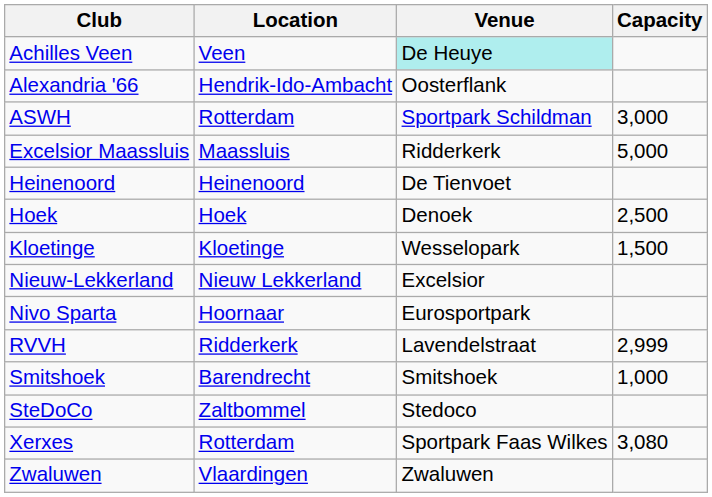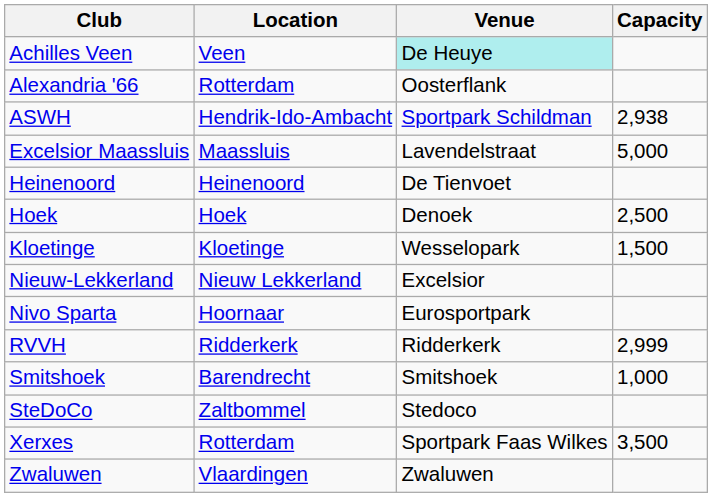(295, 85) Hendrik-Ido-Ambacht -> (246, 85) Rotterdam
(246, 118) Rotterdam -> (295, 118) Hendrik-Ido-Ambacht
(643, 118) 3,000 -> (643, 118) 2,938
(451, 150) Ridderkerk -> (469, 150) Lavendelstraat
(469, 345) Lavendelstraat -> (451, 345) Ridderkerk
(643, 442) 3,080 -> (643, 442) 3,500
